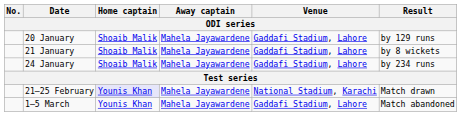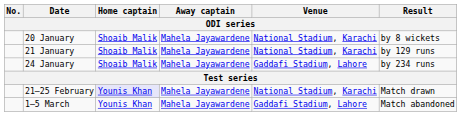(310, 38) Gaddafi Stadium, Lahore -> (315, 38) National Stadium, Karachi
(408, 38) by 129 runs -> (410, 38) by 8 wickets
(310, 51) Gaddafi Stadium, Lahore -> (315, 51) National Stadium, Karachi
(410, 51) by 8 wickets -> (408, 51) by 129 runs
